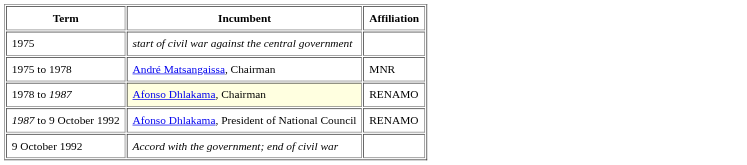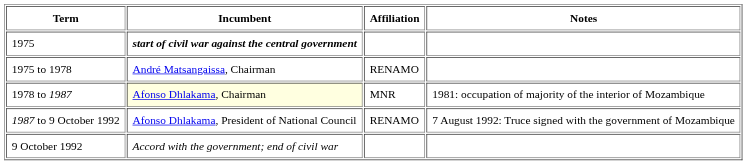+ column: (584, 18)
(242, 43) normal -> (245, 43) bold
(382, 69) MNR -> (394, 69) RENAMO
(394, 95) RENAMO -> (383, 95) MNR
